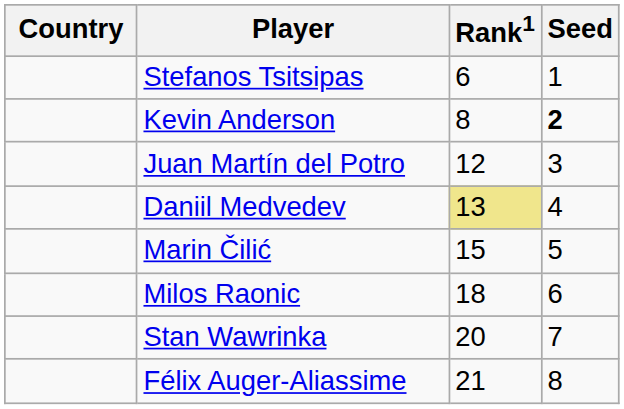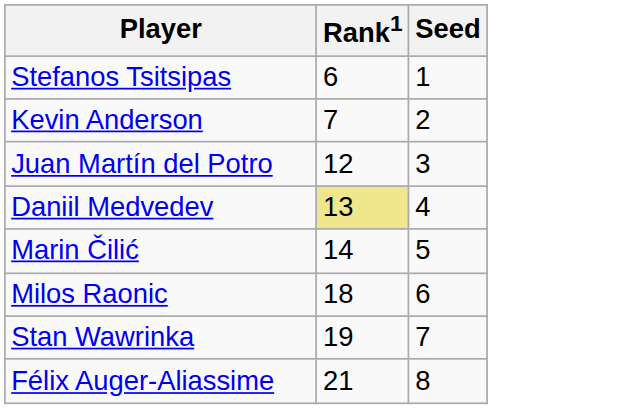- column: (71, 29)
(463, 120) 8 -> (331, 120) 7
(555, 120) bold -> (423, 120) normal
(471, 250) 15 -> (338, 250) 14
(471, 337) 20 -> (338, 337) 19
